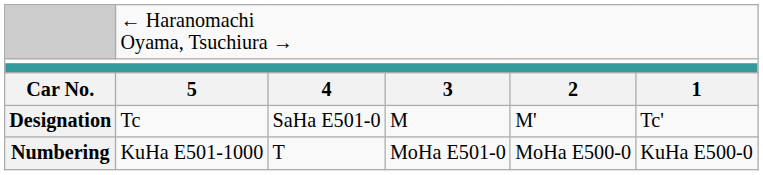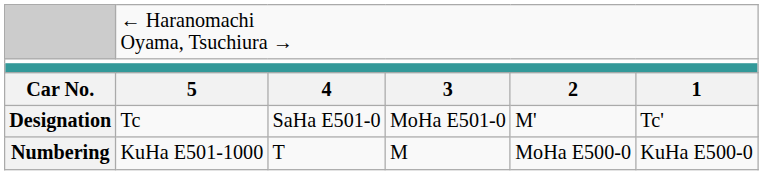(399, 120) M -> (448, 120) MoHa E501-0
(448, 152) MoHa E501-0 -> (399, 152) M
